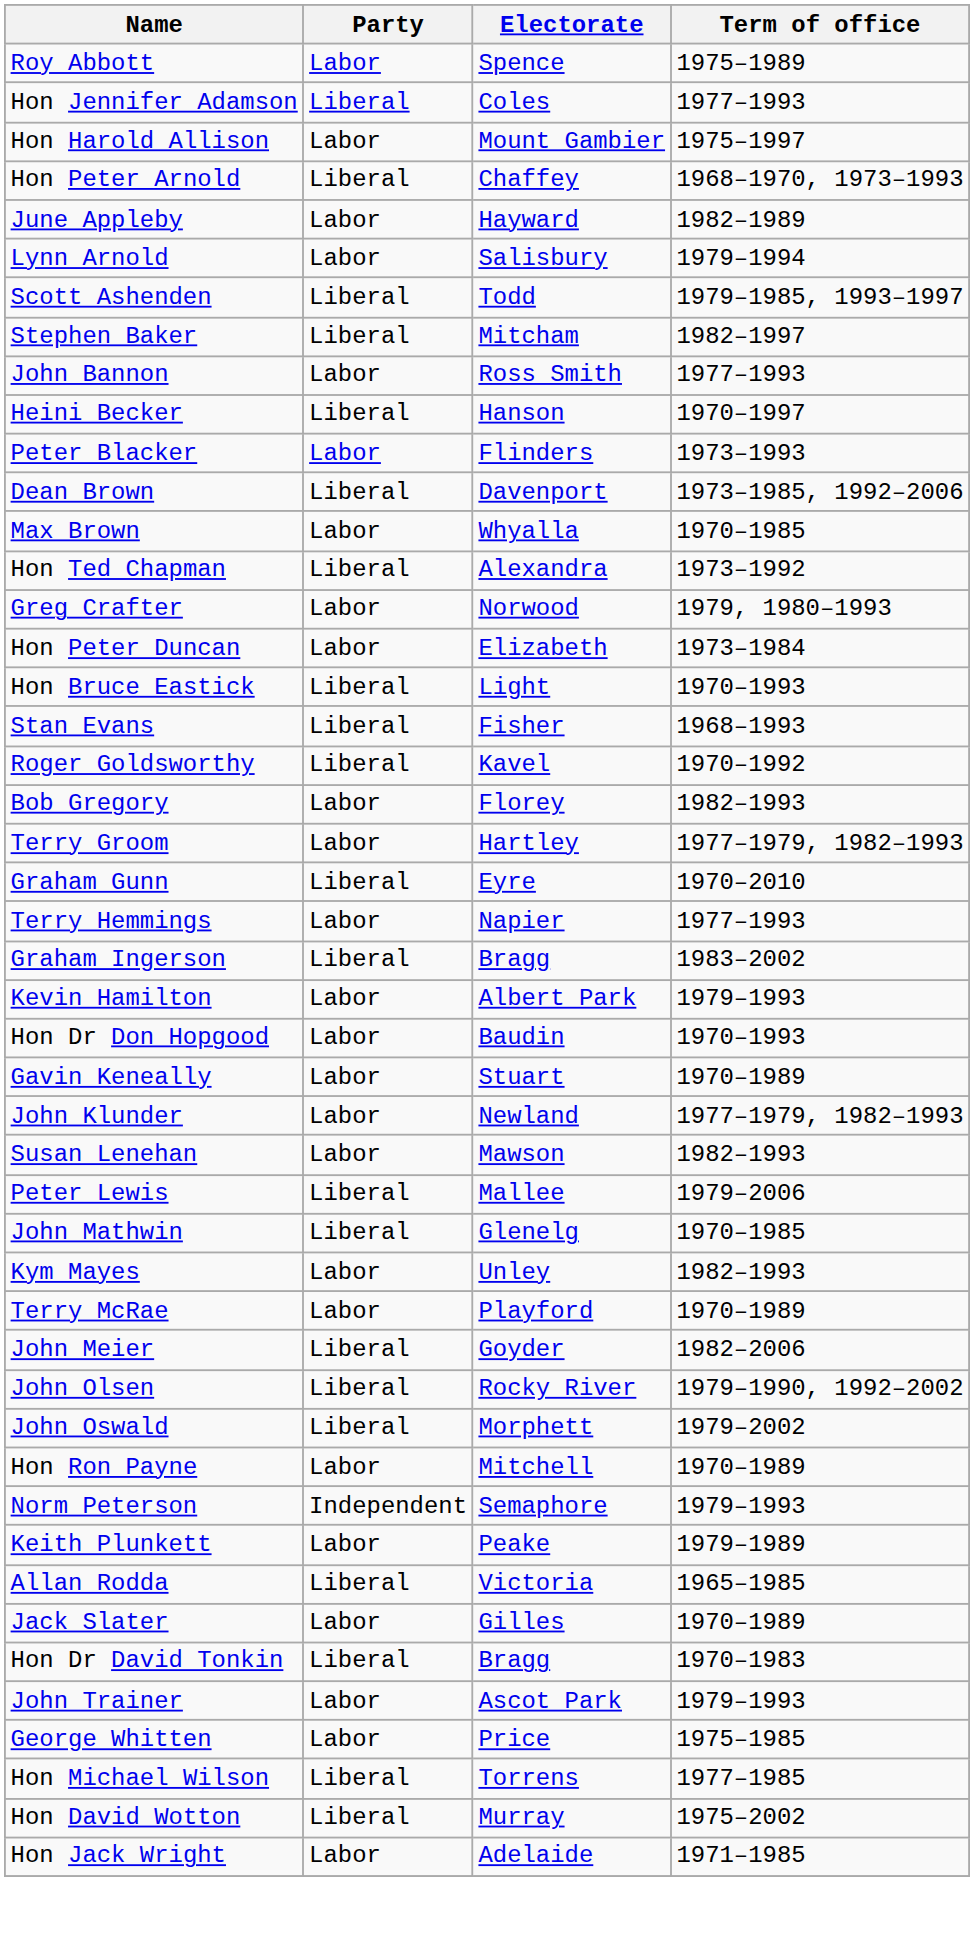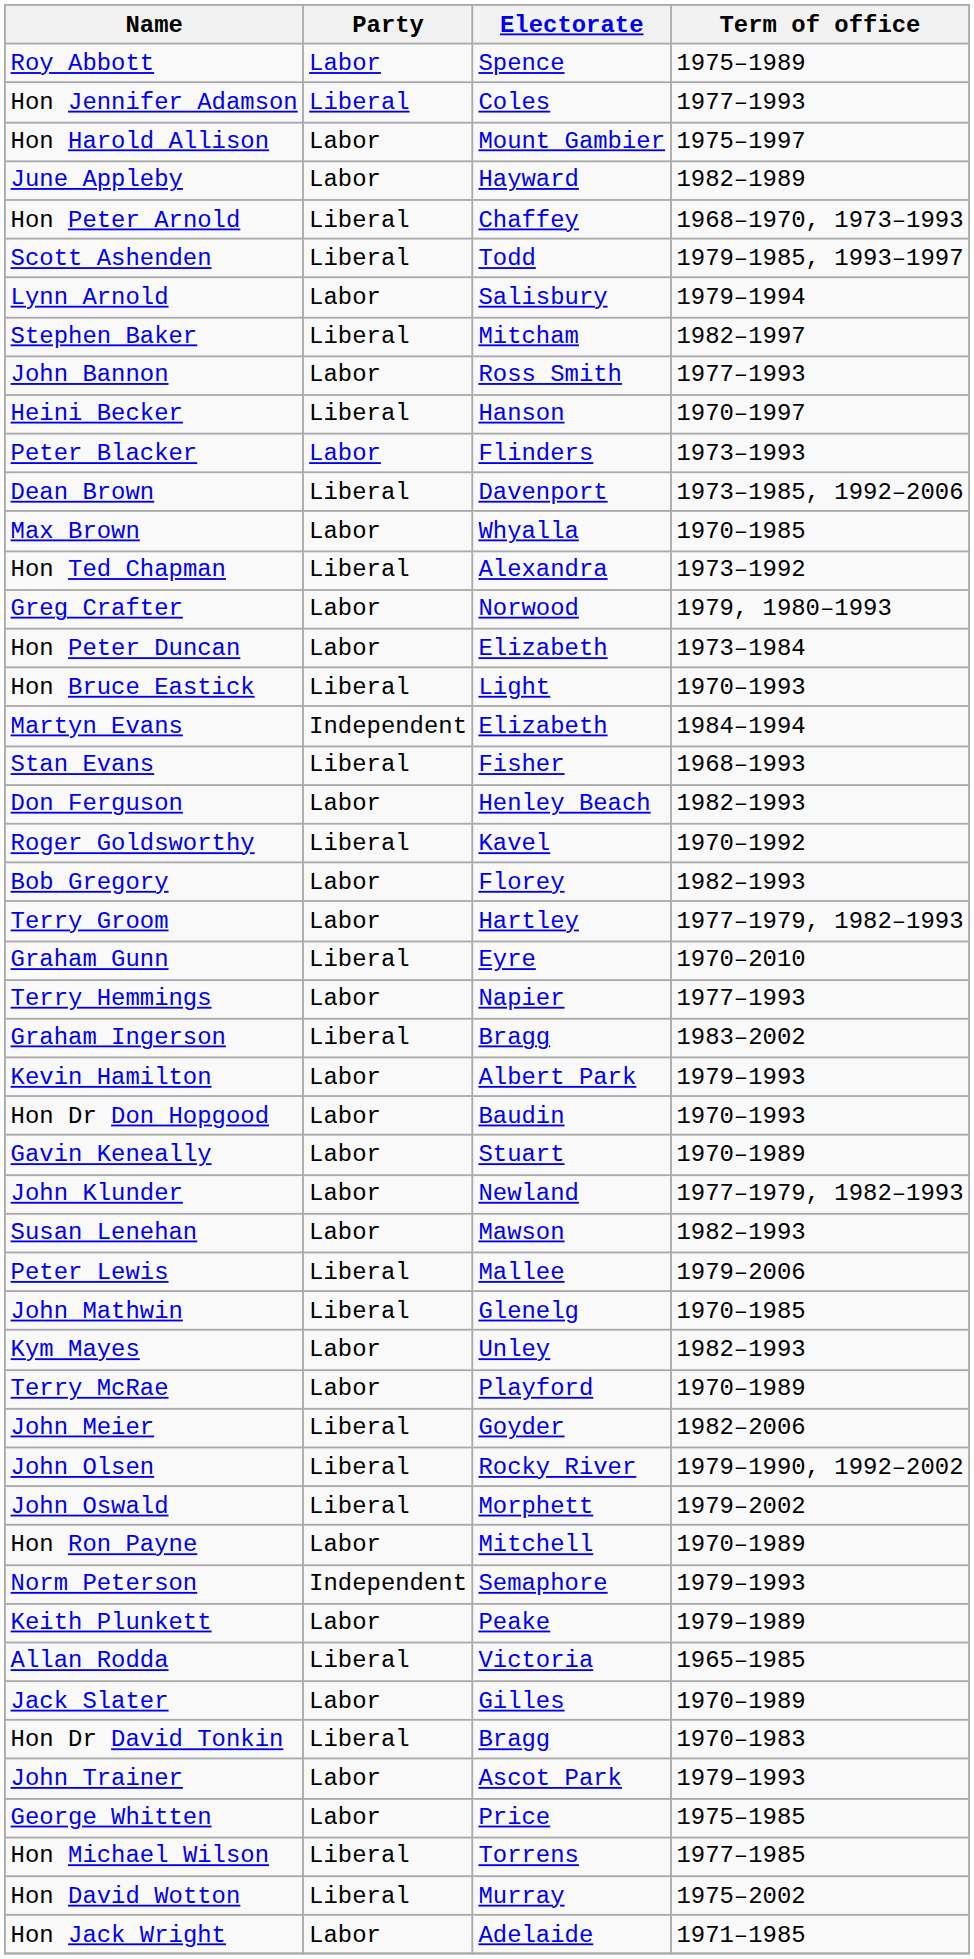rows swapped: (97, 219) <-> (125, 180)
rows swapped: (90, 258) <-> (111, 297)
+ row: (97, 726)
+ row: (97, 804)
